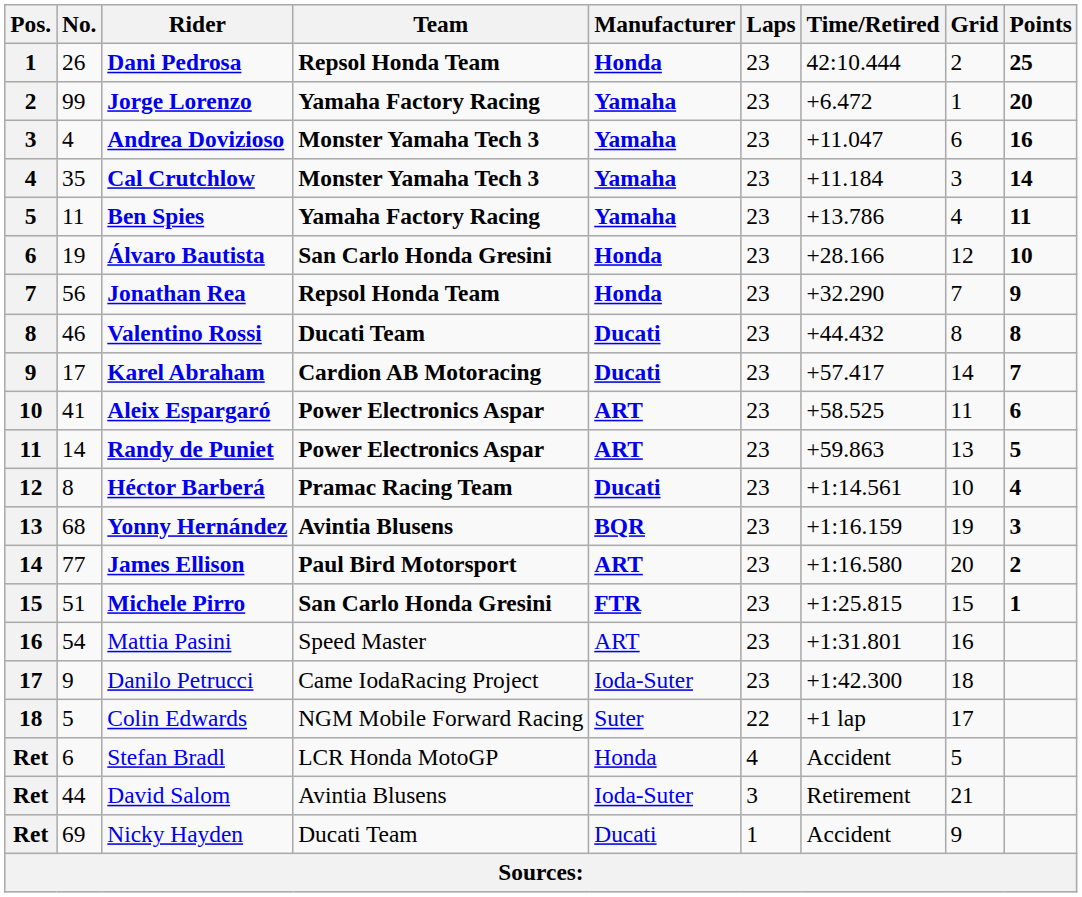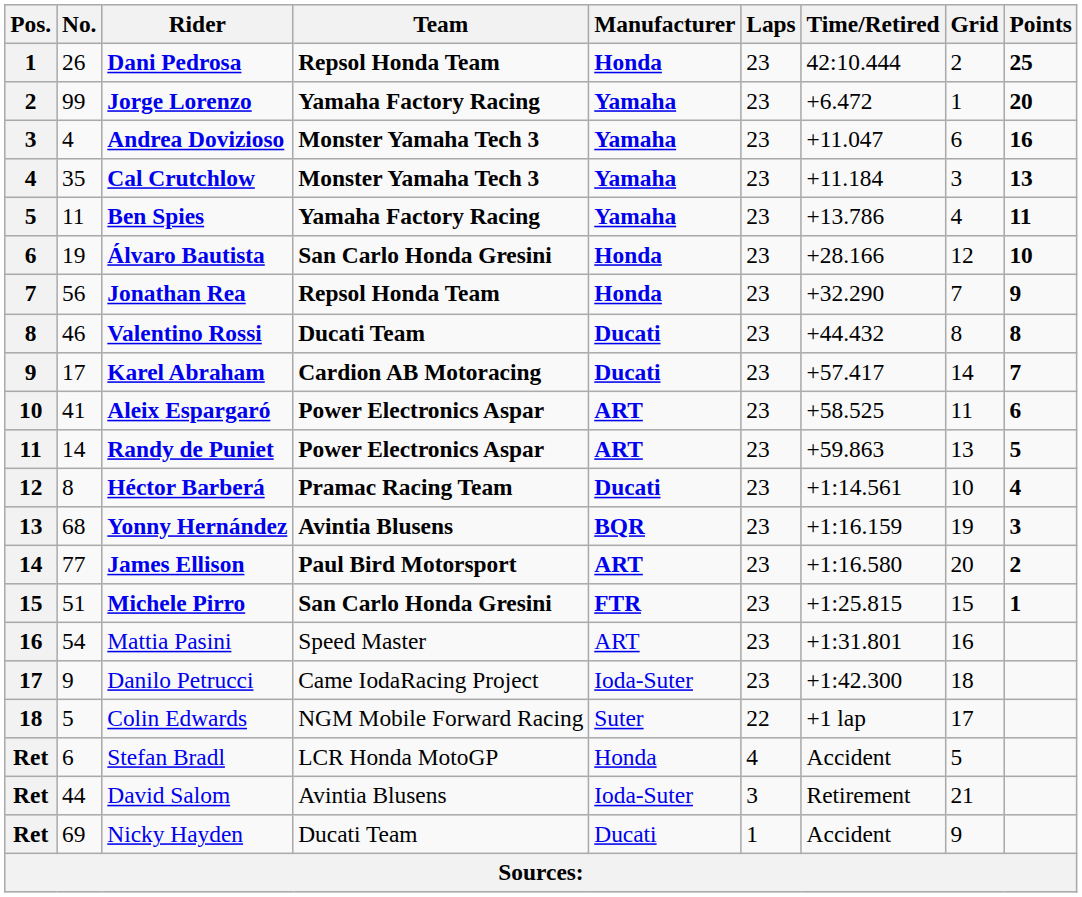(1021, 178) 14 -> (1021, 178) 13
